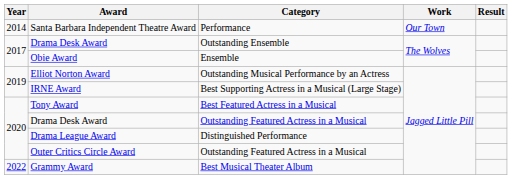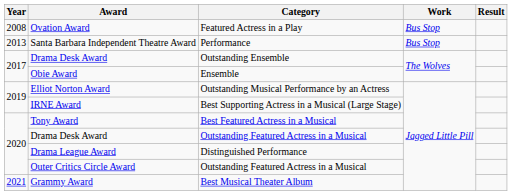+ row: (60, 27)
(16, 27) 2014 -> (16, 43) 2013
(425, 27) Our Town -> (423, 43) Bus Stop
(16, 167) 2022 -> (16, 182) 2021
